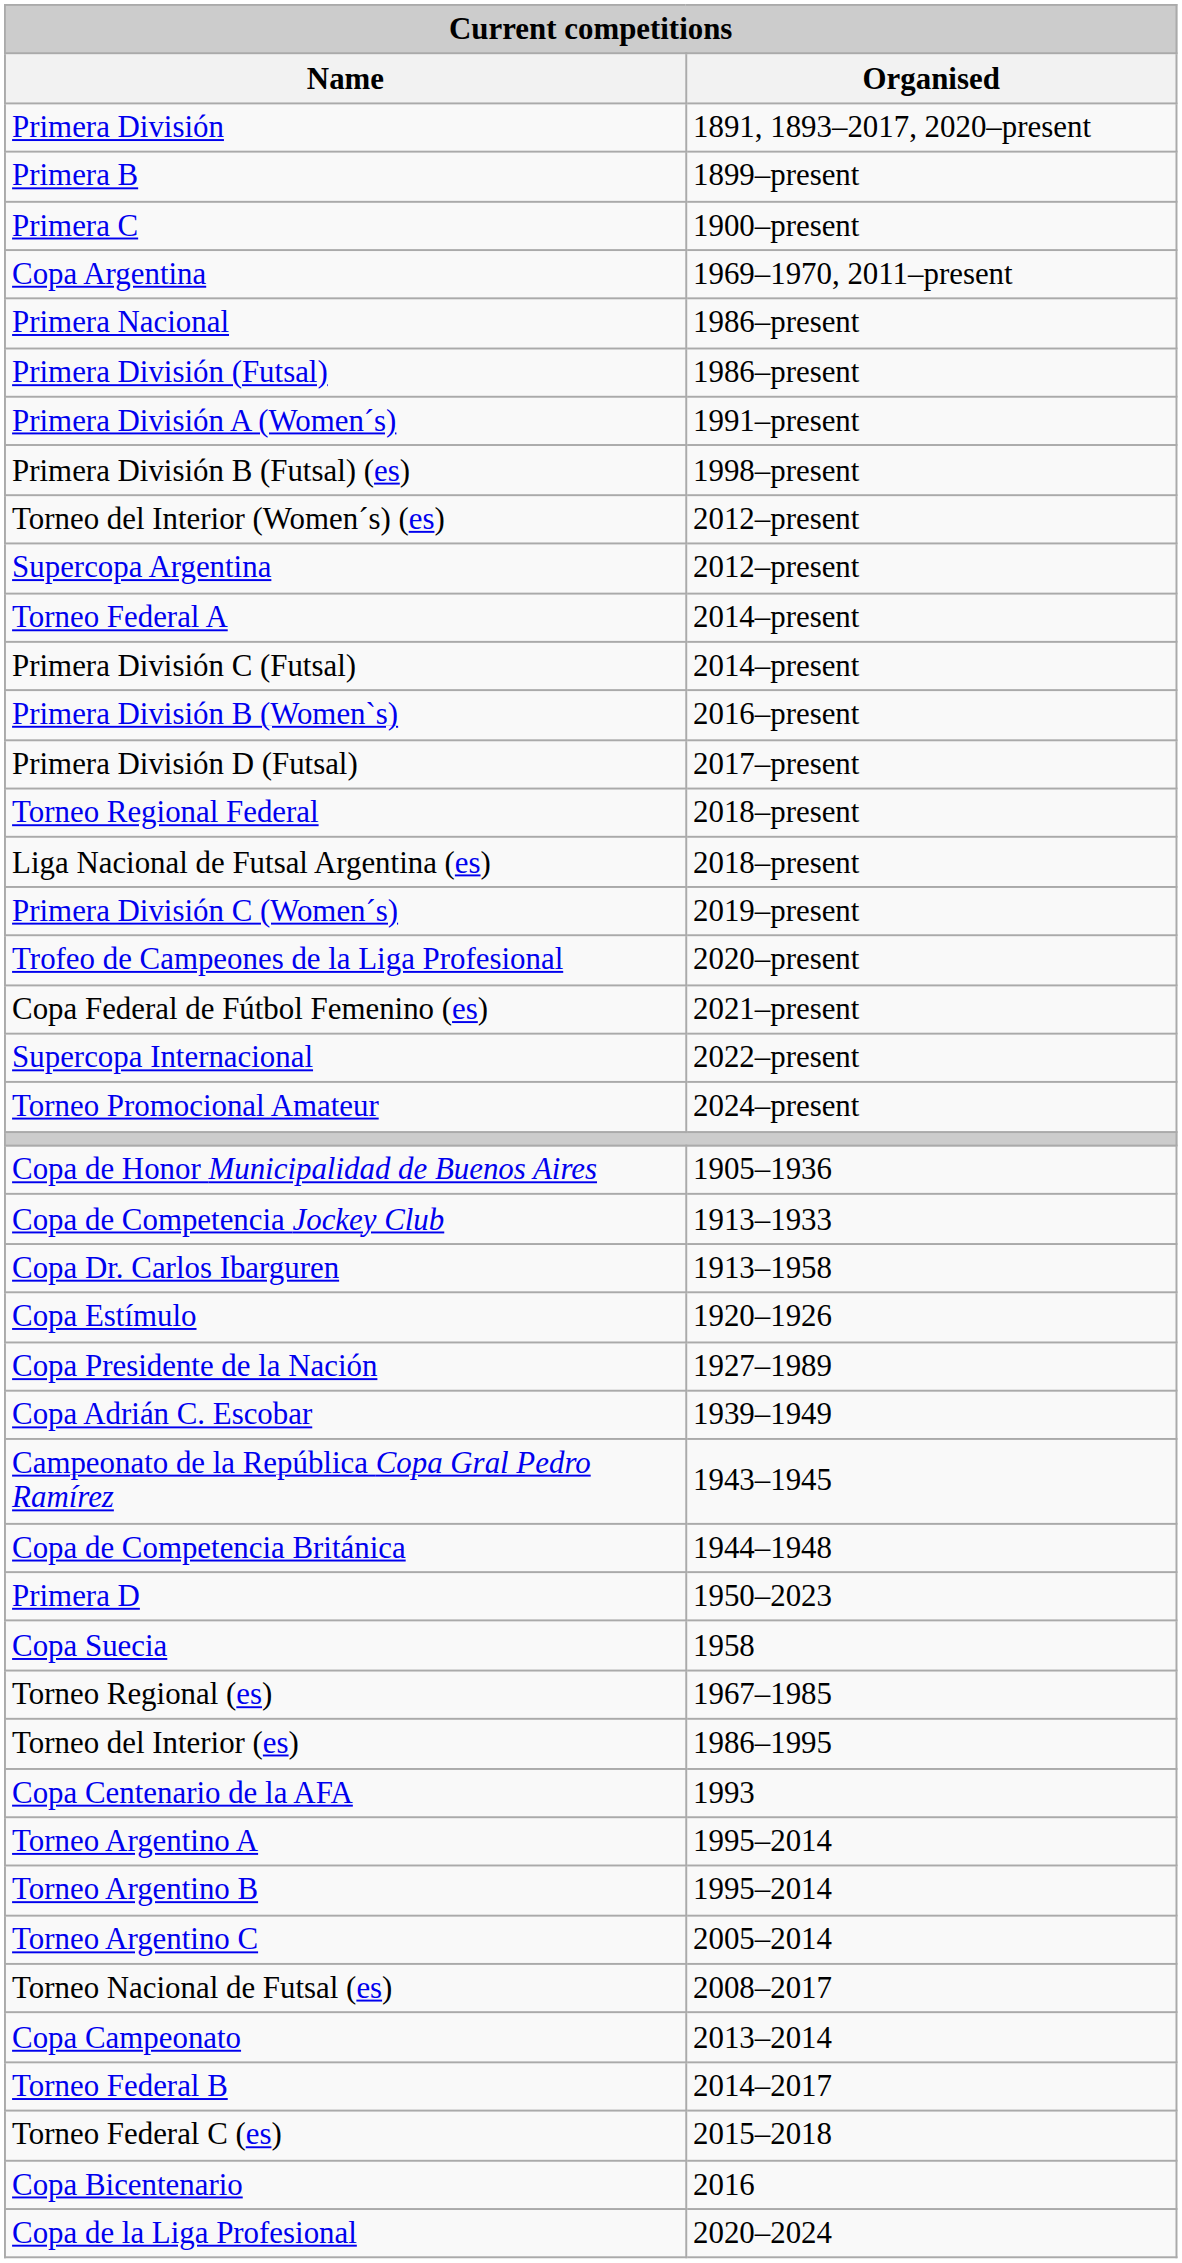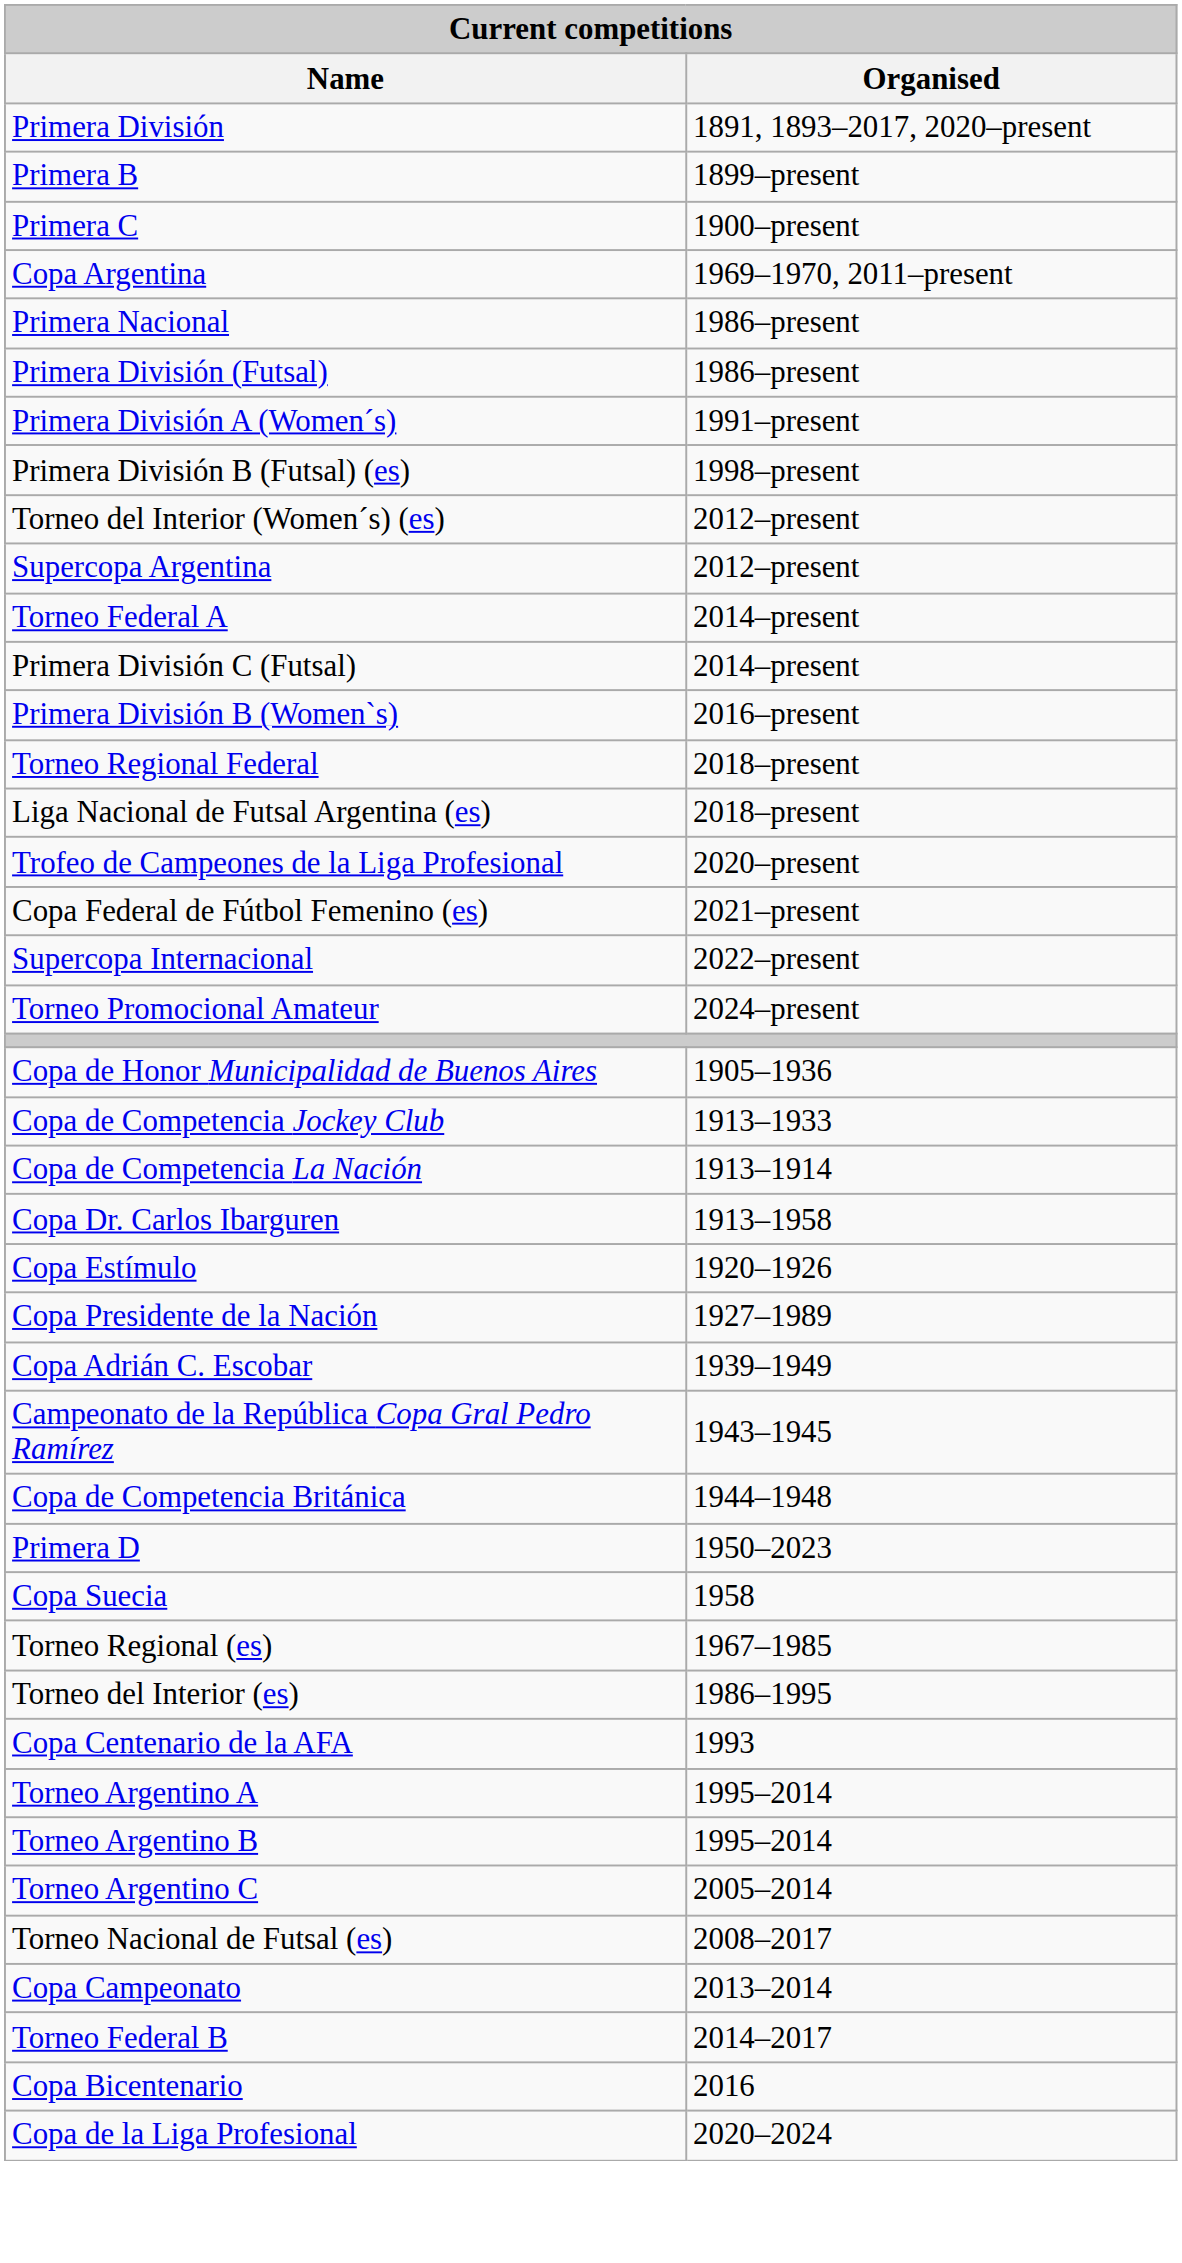- row: (185, 763)
- row: (205, 910)
+ row: (217, 1169)
- row: (147, 2134)
